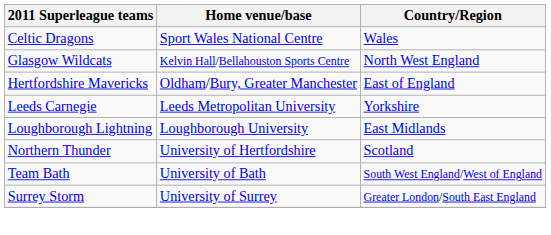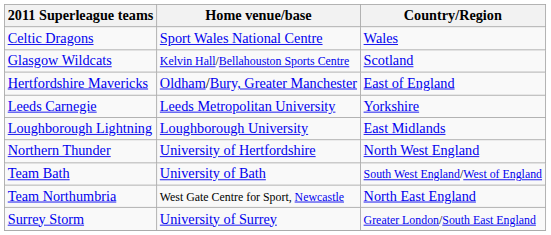(421, 60) North West England -> (389, 60) Scotland
(389, 151) Scotland -> (421, 151) North West England
+ row: (62, 196)
